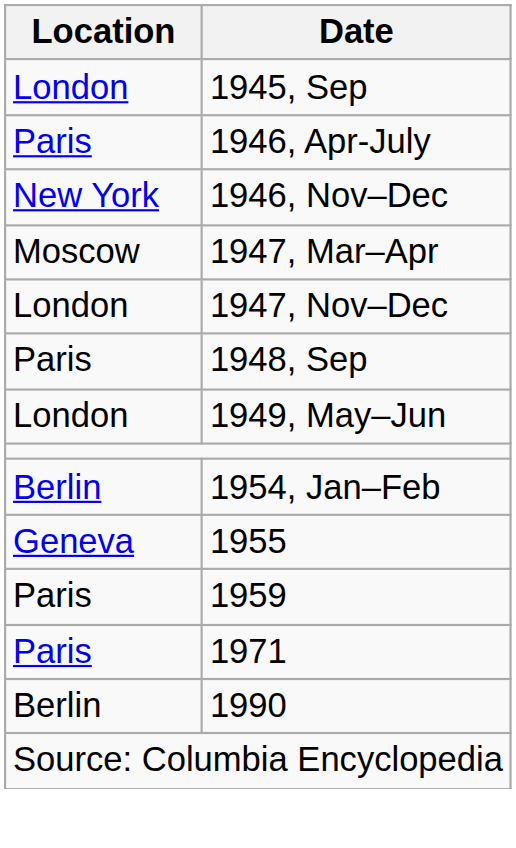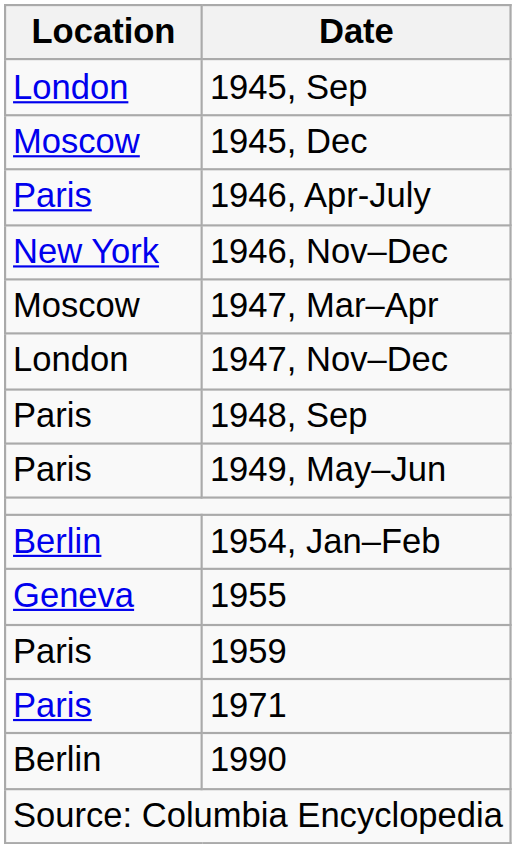+ row: (289, 141)
(71, 415) London -> (52, 470) Paris
